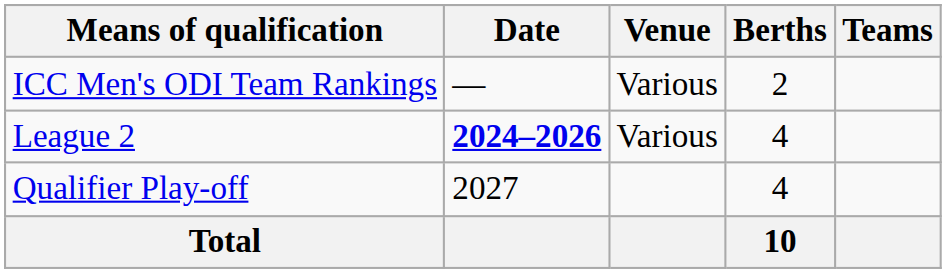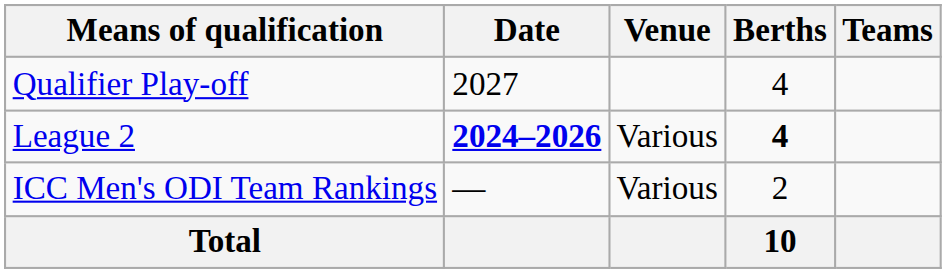rows swapped: (225, 83) <-> (131, 188)
(780, 135) normal -> (780, 135) bold
